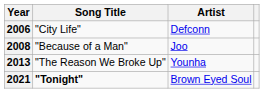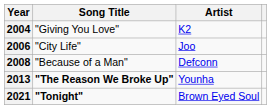+ row: (19, 29)
(190, 29) Defconn -> (187, 46) Joo
(179, 46) Joo -> (198, 63) Defconn
(100, 63) normal -> (104, 79) bold
